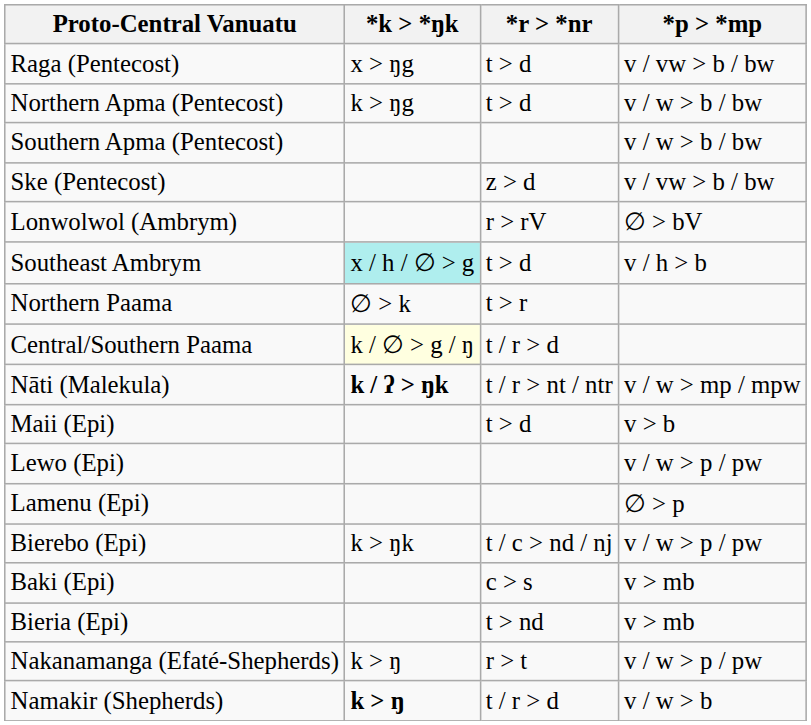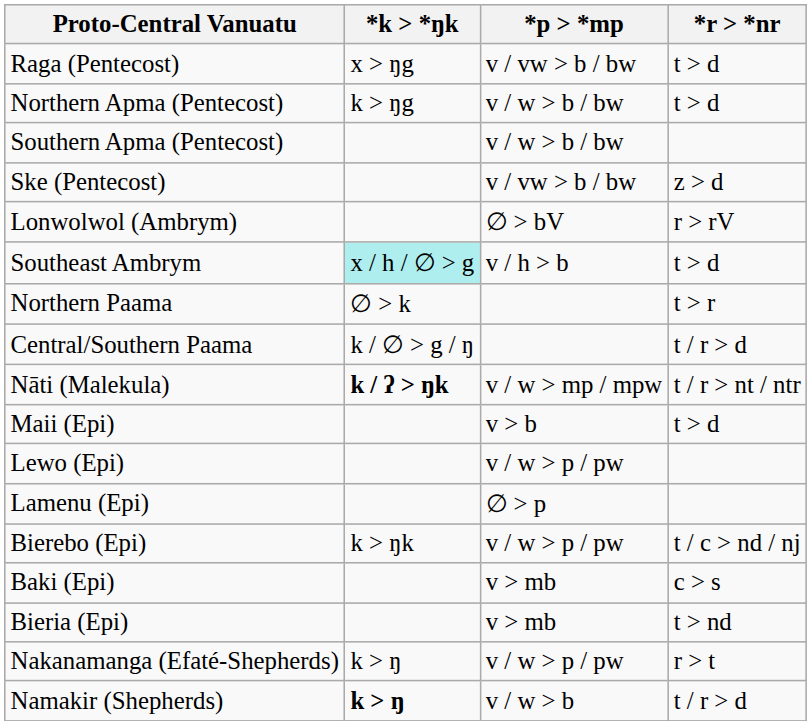columns swapped: (549, 24) <-> (712, 24)
(412, 345) lightyellow background -> (412, 345) no background
